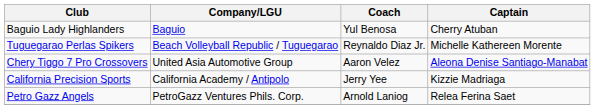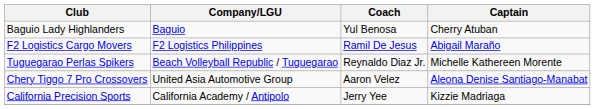+ row: (69, 46)
- row: (50, 96)
